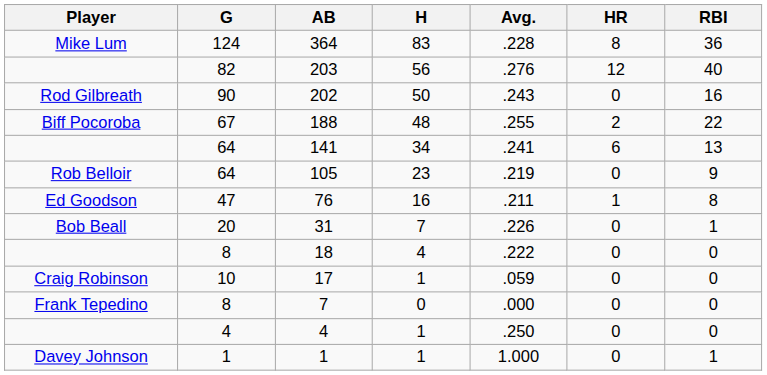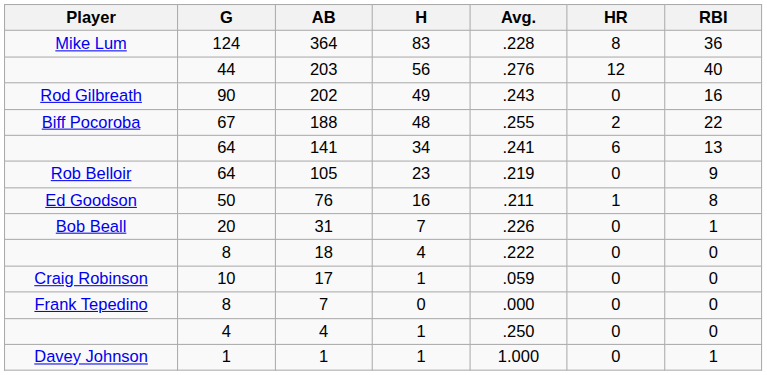(226, 69) 82 -> (226, 69) 44
(421, 95) 50 -> (421, 95) 49
(226, 200) 47 -> (226, 200) 50
